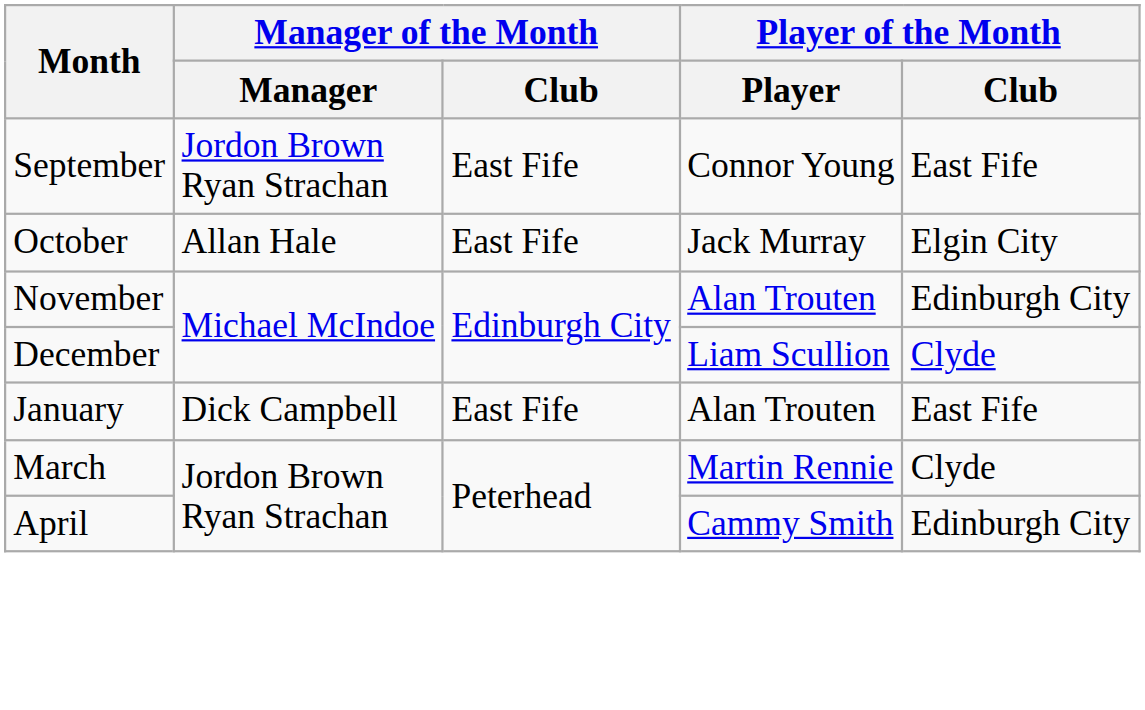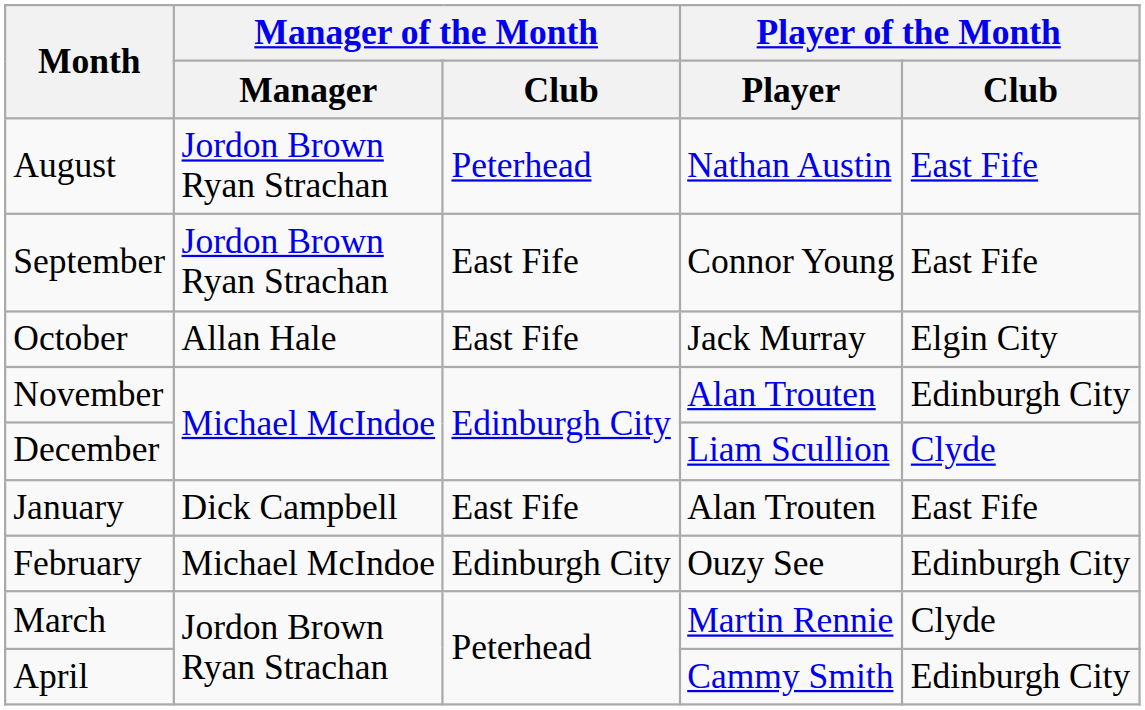+ row: (65, 165)
+ row: (77, 563)
